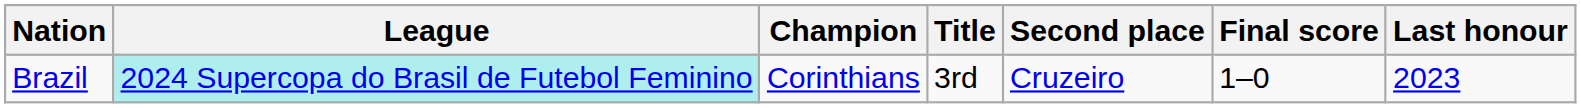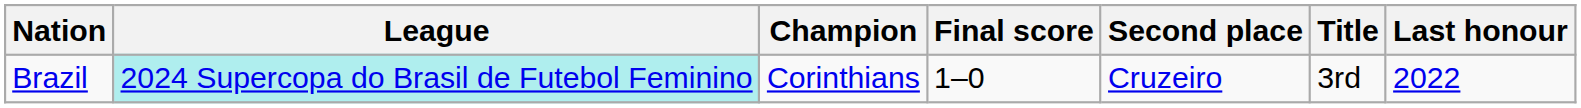columns swapped: (1299, 29) <-> (965, 29)
(1427, 78) 2023 -> (1427, 78) 2022
